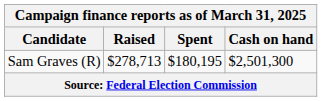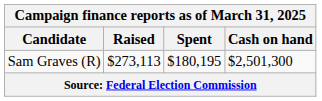(134, 61) $278,713 -> (134, 61) $273,113
